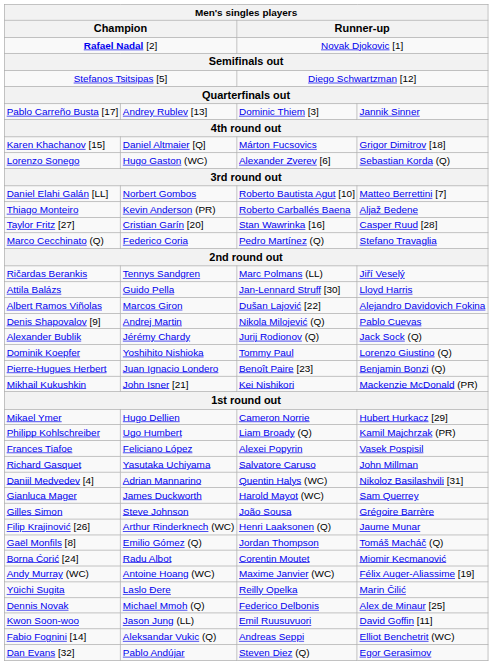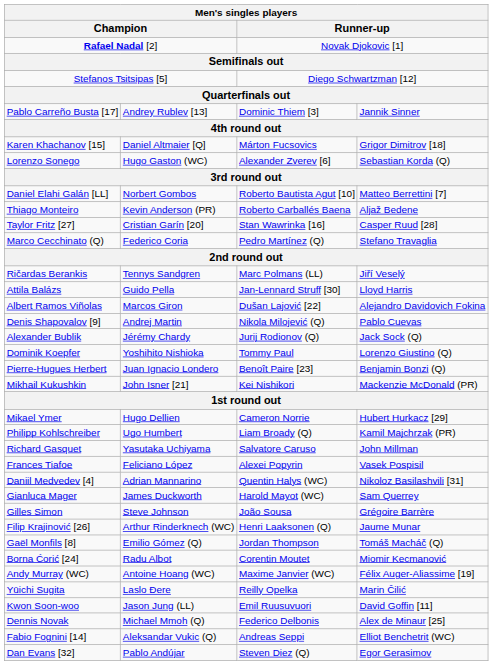rows swapped: (44, 464) <-> (40, 449)
rows swapped: (38, 606) <-> (43, 621)
